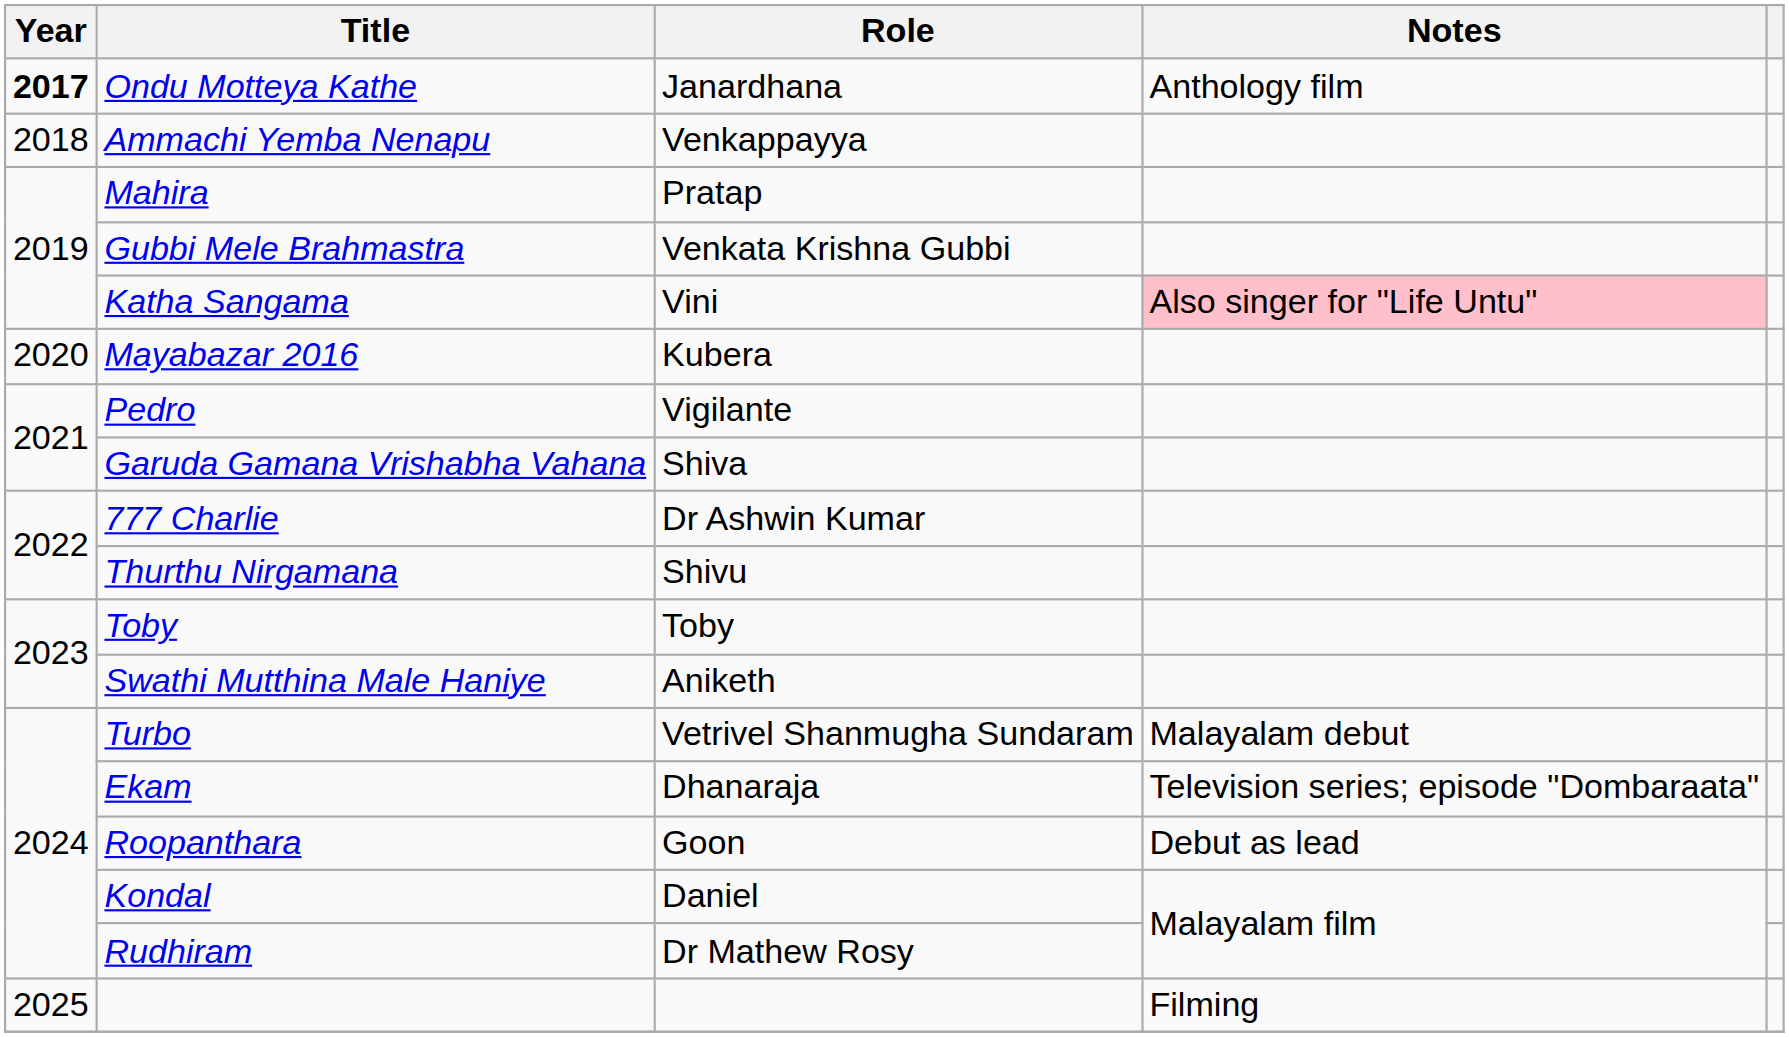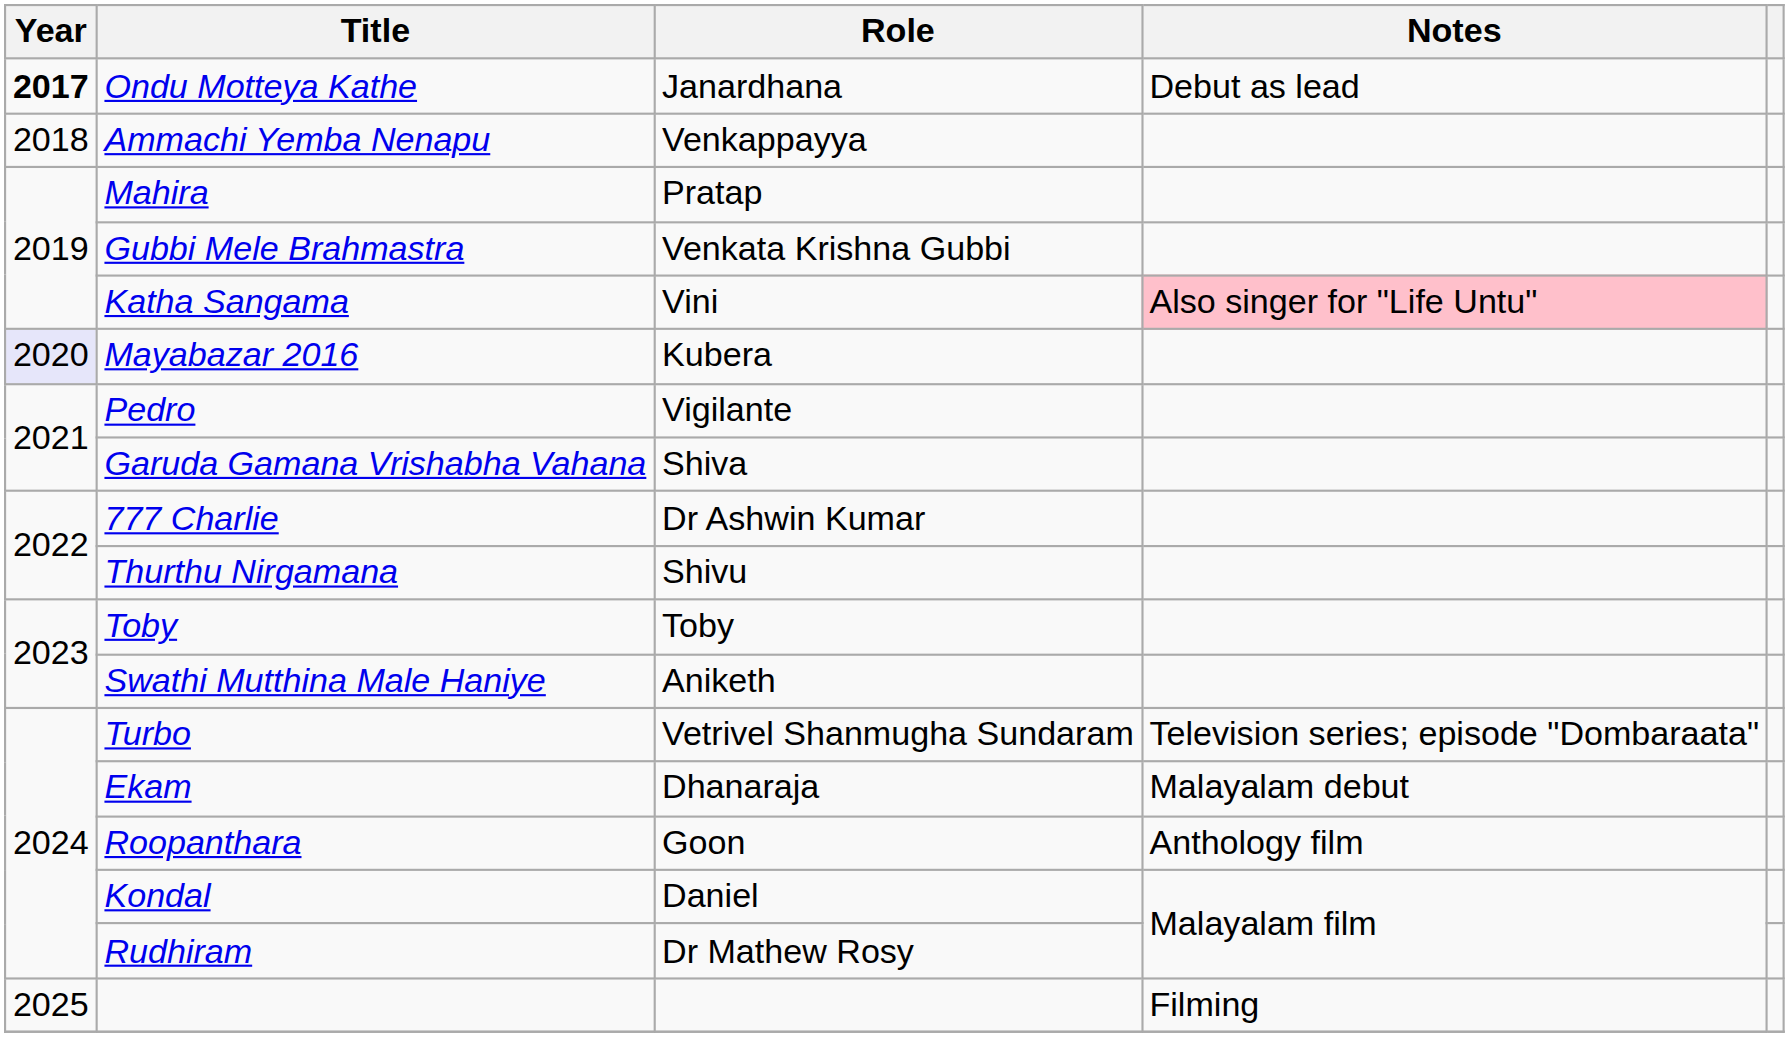(1257, 85) Anthology film -> (1255, 85) Debut as lead
(51, 355) no background -> (51, 355) lavender background
(1279, 734) Malayalam debut -> (1454, 734) Television series; episode "Dombaraata"
(1454, 788) Television series; episode "Dombaraata" -> (1279, 788) Malayalam debut
(1255, 842) Debut as lead -> (1257, 842) Anthology film
